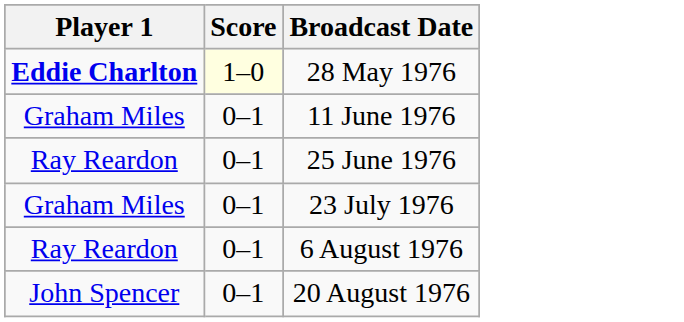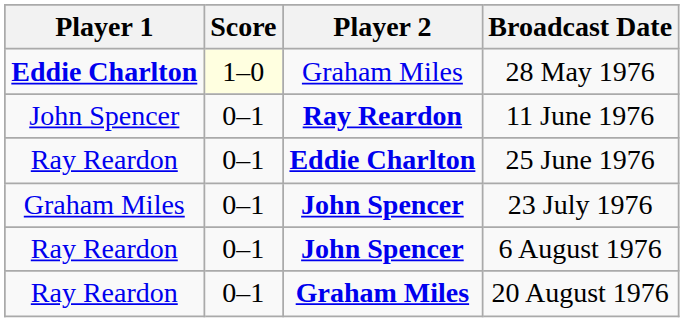+ column: (382, 26)
(104, 115) Graham Miles -> (104, 115) John Spencer
(104, 293) John Spencer -> (104, 293) Ray Reardon
